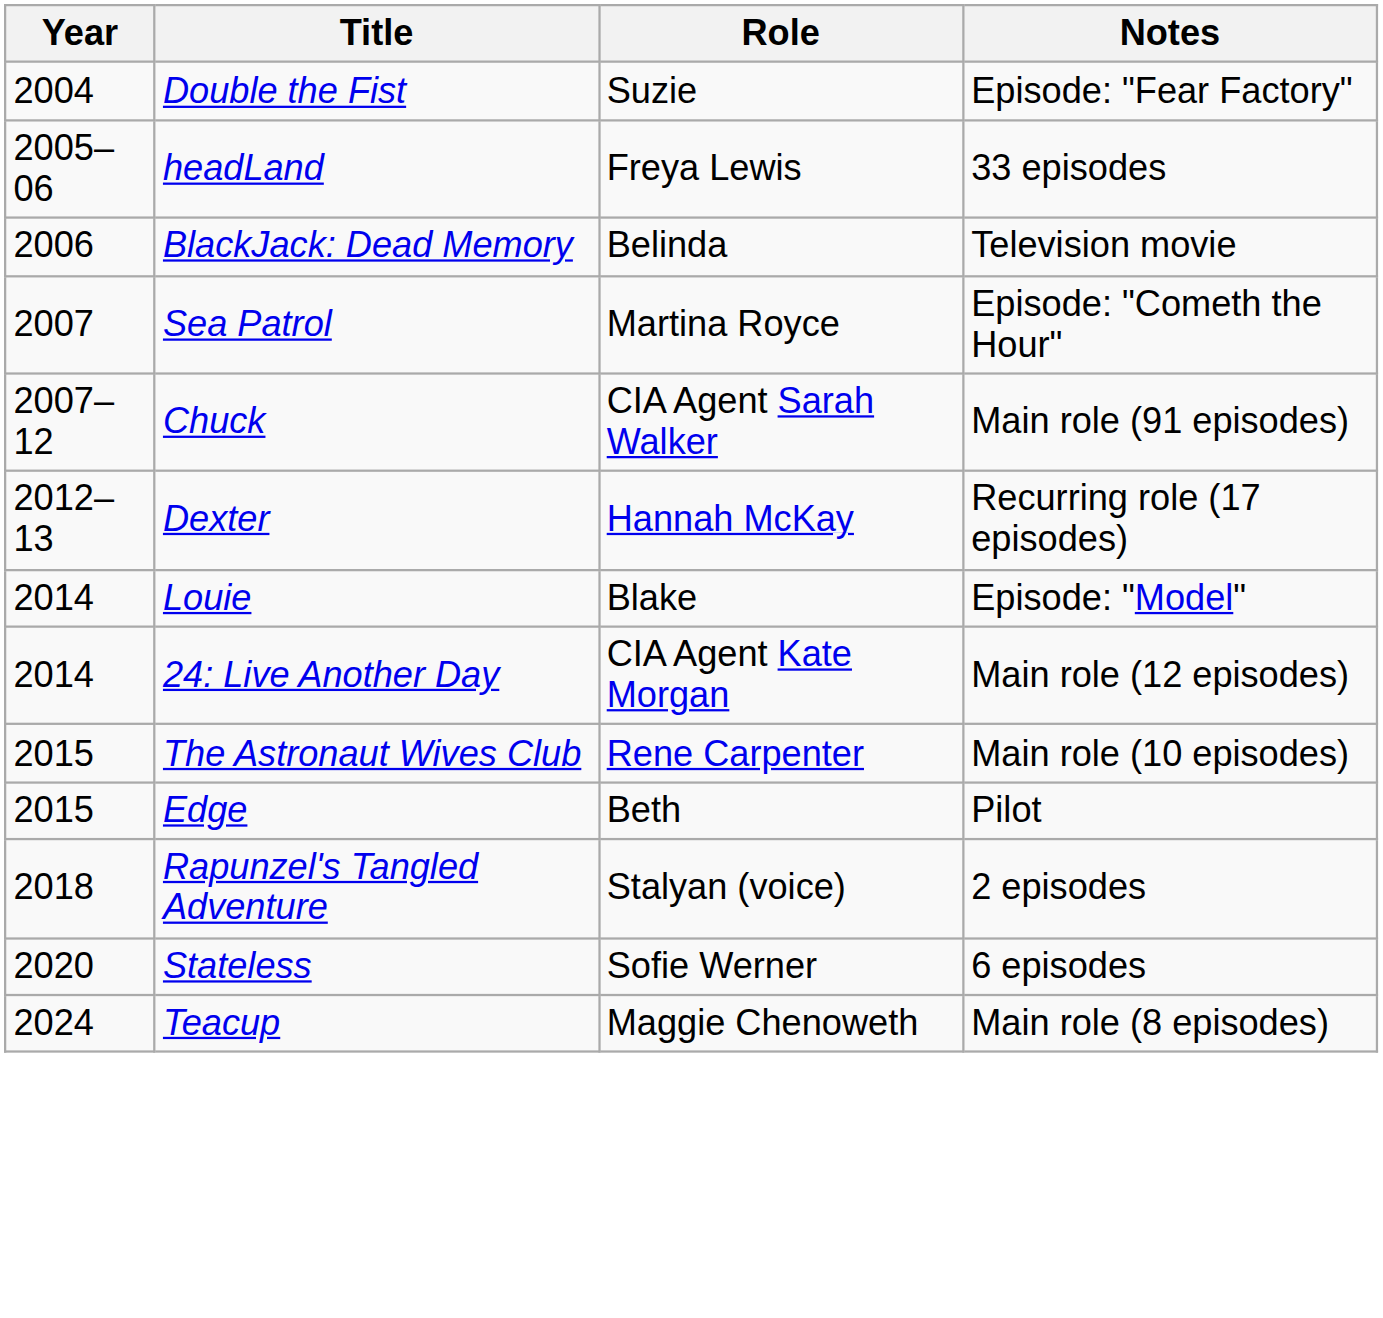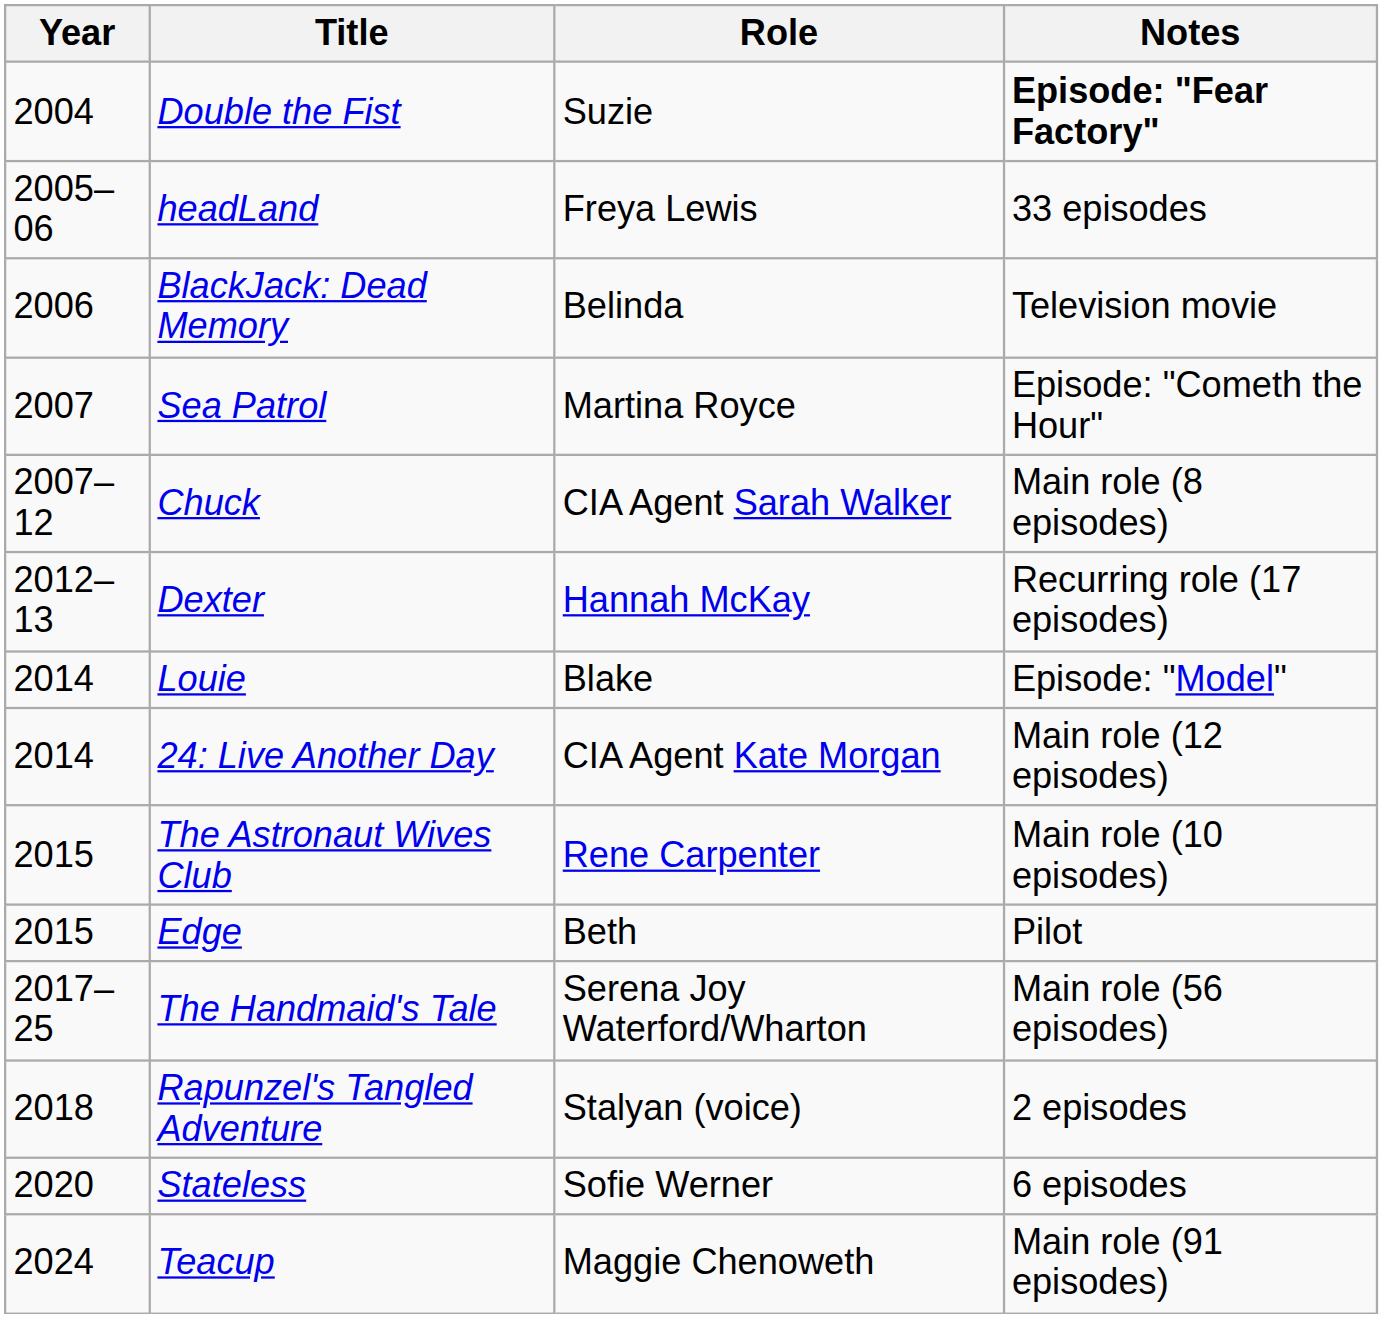(1162, 90) normal -> (1140, 110) bold
(1160, 421) Main role (91 episodes) -> (1107, 502) Main role (8 episodes)
+ row: (327, 1009)
(1150, 1022) Main role (8 episodes) -> (1117, 1263) Main role (91 episodes)
